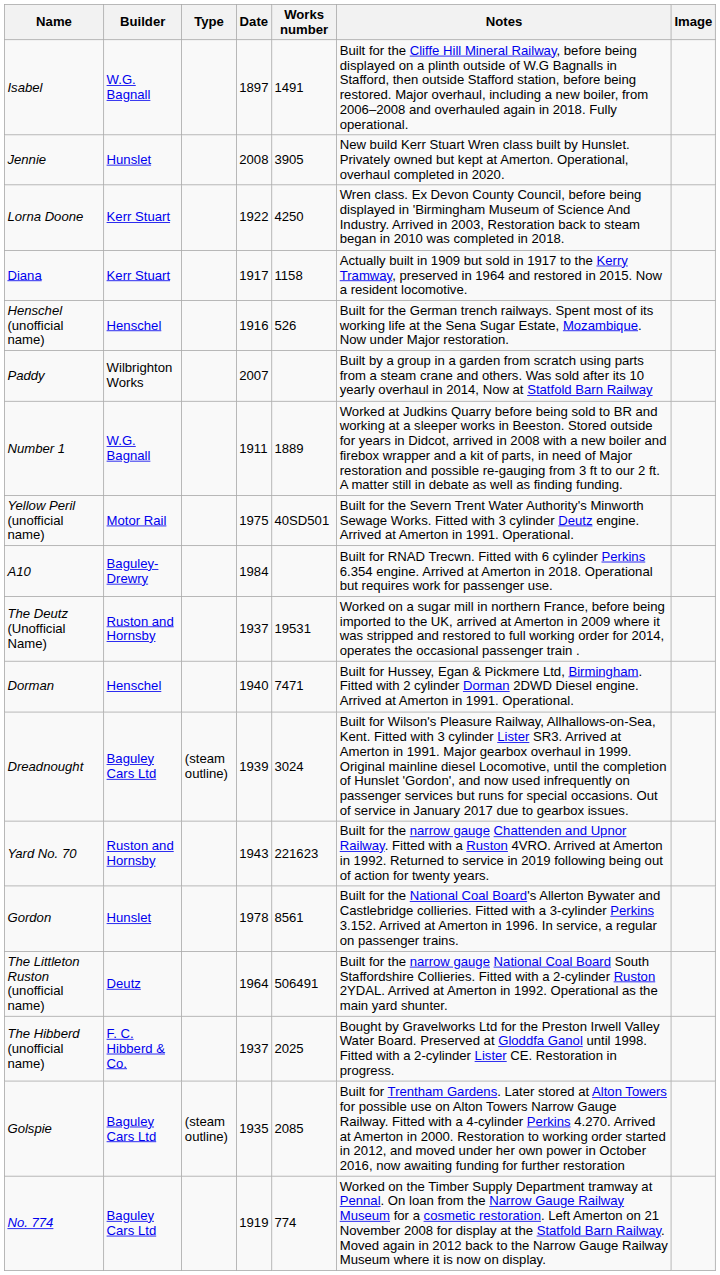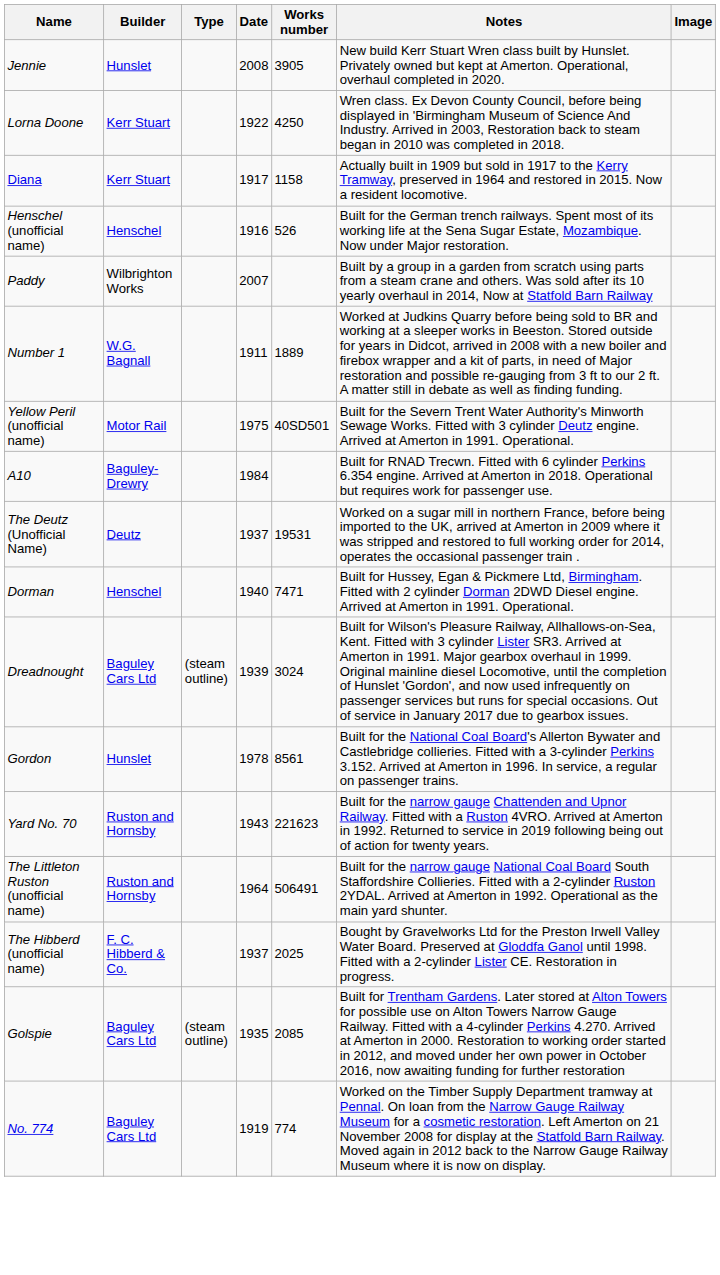- row: (25, 87)
(140, 628) Ruston and Hornsby -> (124, 534) Deutz
rows swapped: (42, 853) <-> (29, 918)
(124, 983) Deutz -> (140, 889) Ruston and Hornsby
